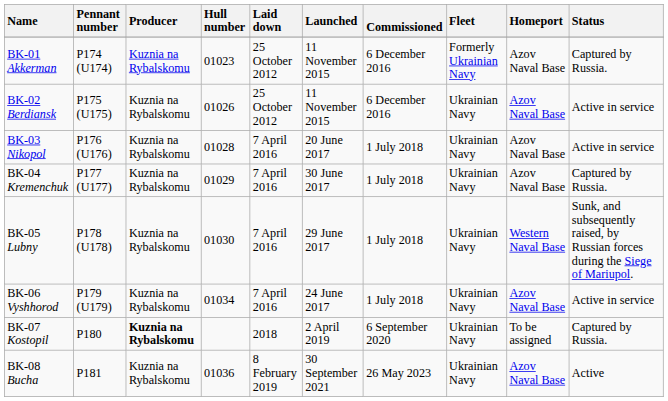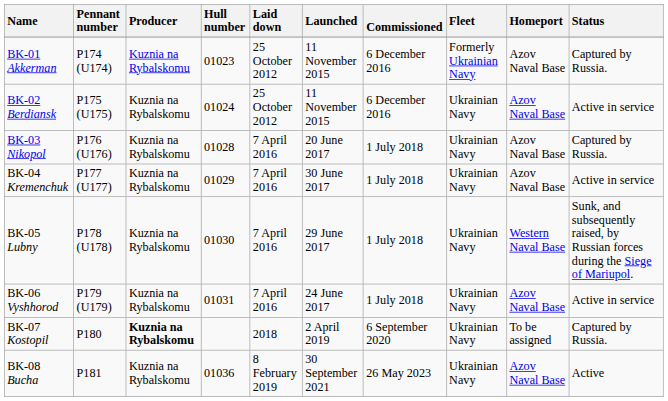(219, 107) 01026 -> (219, 107) 01024
(613, 147) Active in service -> (602, 147) Captured by Russia.
(602, 180) Captured by Russia. -> (613, 180) Active in service
(219, 300) 01034 -> (219, 300) 01031
